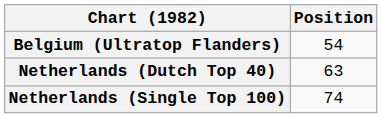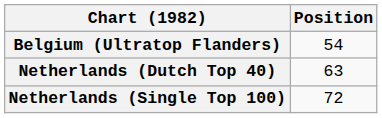(333, 99) 74 -> (333, 99) 72
